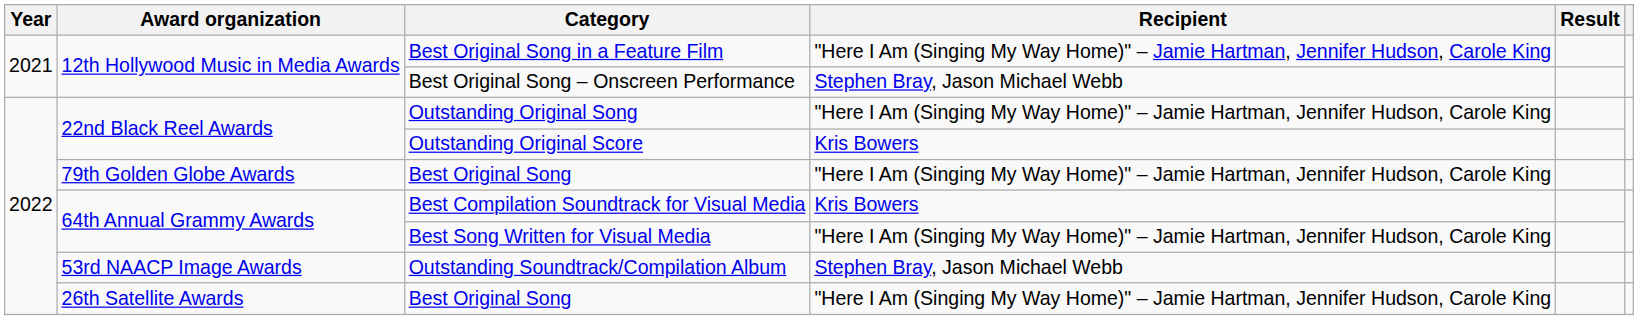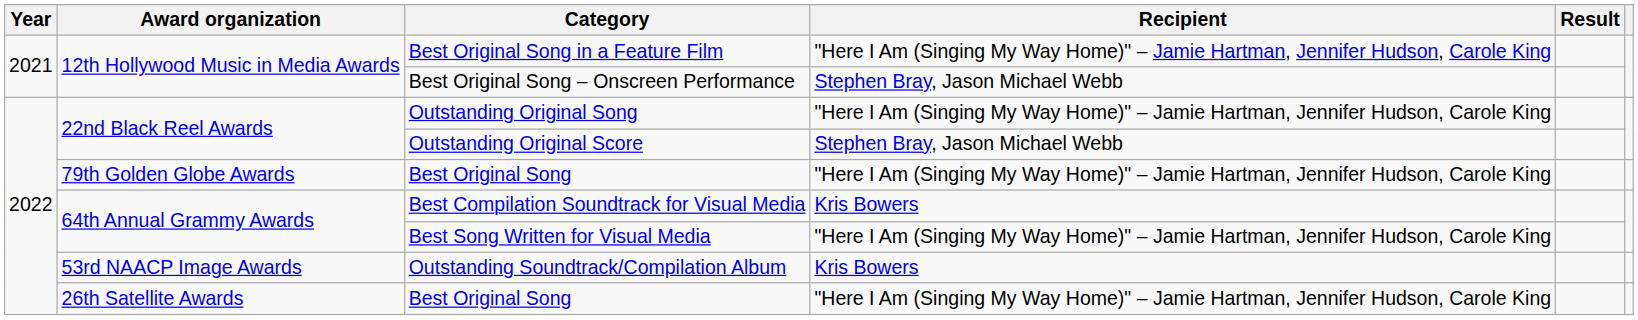(866, 143) Kris Bowers -> (969, 143) Stephen Bray, Jason Michael Webb
(969, 267) Stephen Bray, Jason Michael Webb -> (866, 267) Kris Bowers
